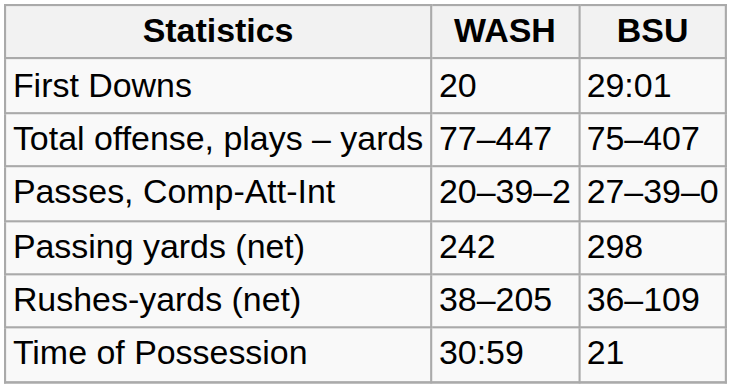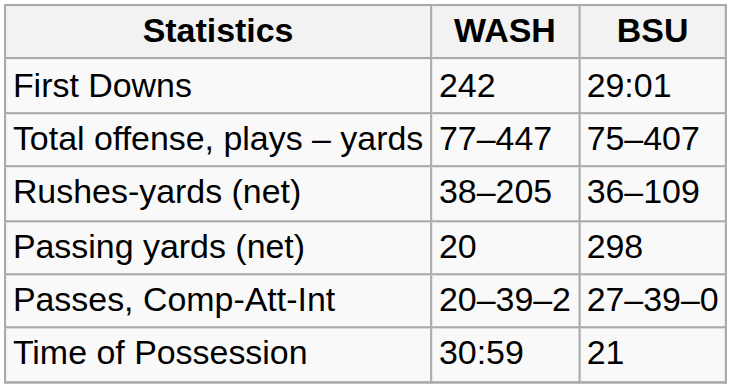(458, 85) 20 -> (467, 85) 242
rows swapped: (157, 300) <-> (174, 192)
(467, 246) 242 -> (458, 246) 20
